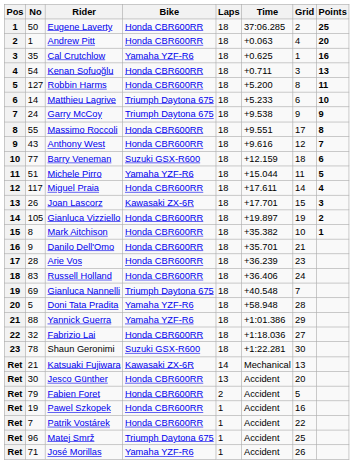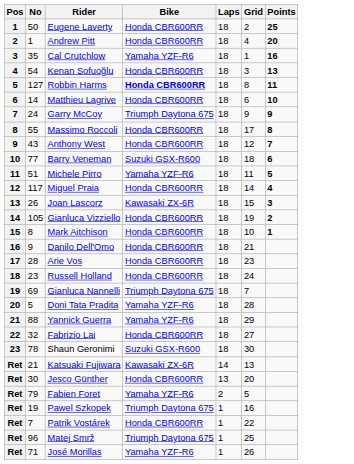- column: (267, 12)
(164, 85) normal -> (165, 85) bold
(169, 100) Triumph Daytona 675 -> (164, 100) Honda CBR600RR
(33, 276) 83 -> (33, 276) 23
(164, 393) Honda CBR600RR -> (159, 393) Yamaha YZF-R6
(164, 408) Honda CBR600RR -> (169, 408) Triumph Daytona 675
